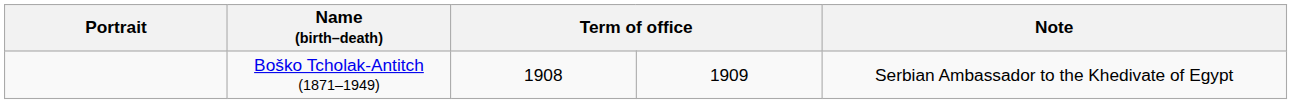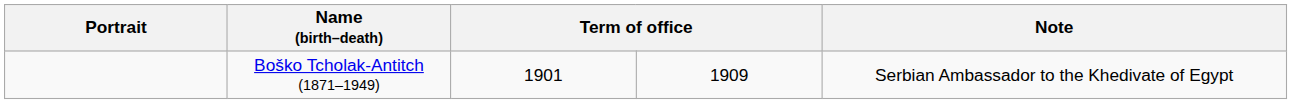(543, 74) 1908 -> (543, 74) 1901
